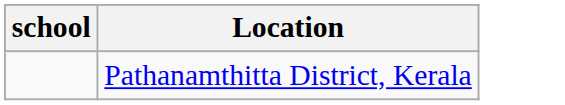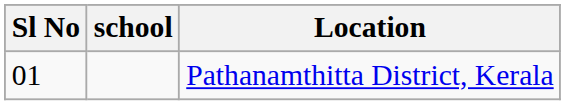+ column: (46, 27)
